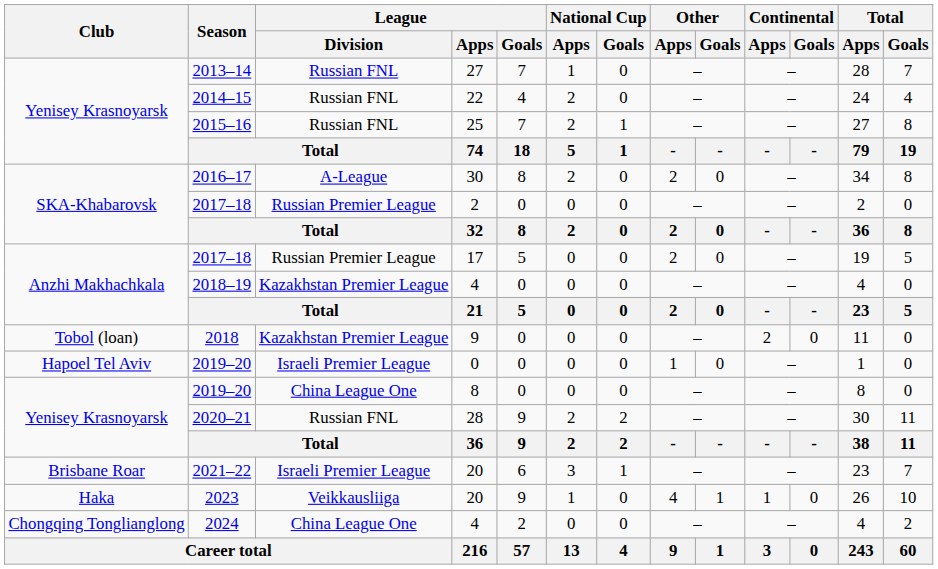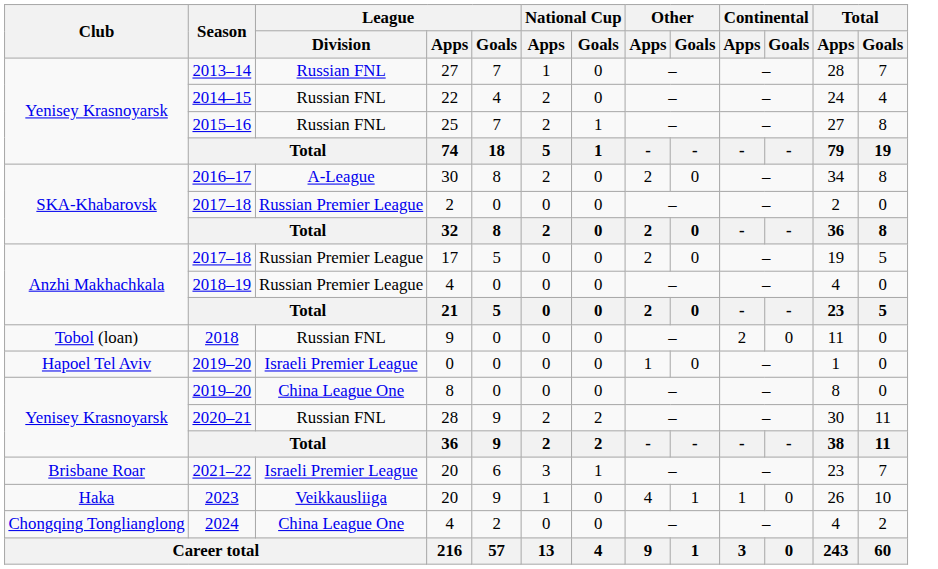(354, 284) Kazakhstan Premier League -> (341, 284) Russian Premier League
(354, 337) Kazakhstan Premier League -> (341, 337) Russian FNL
